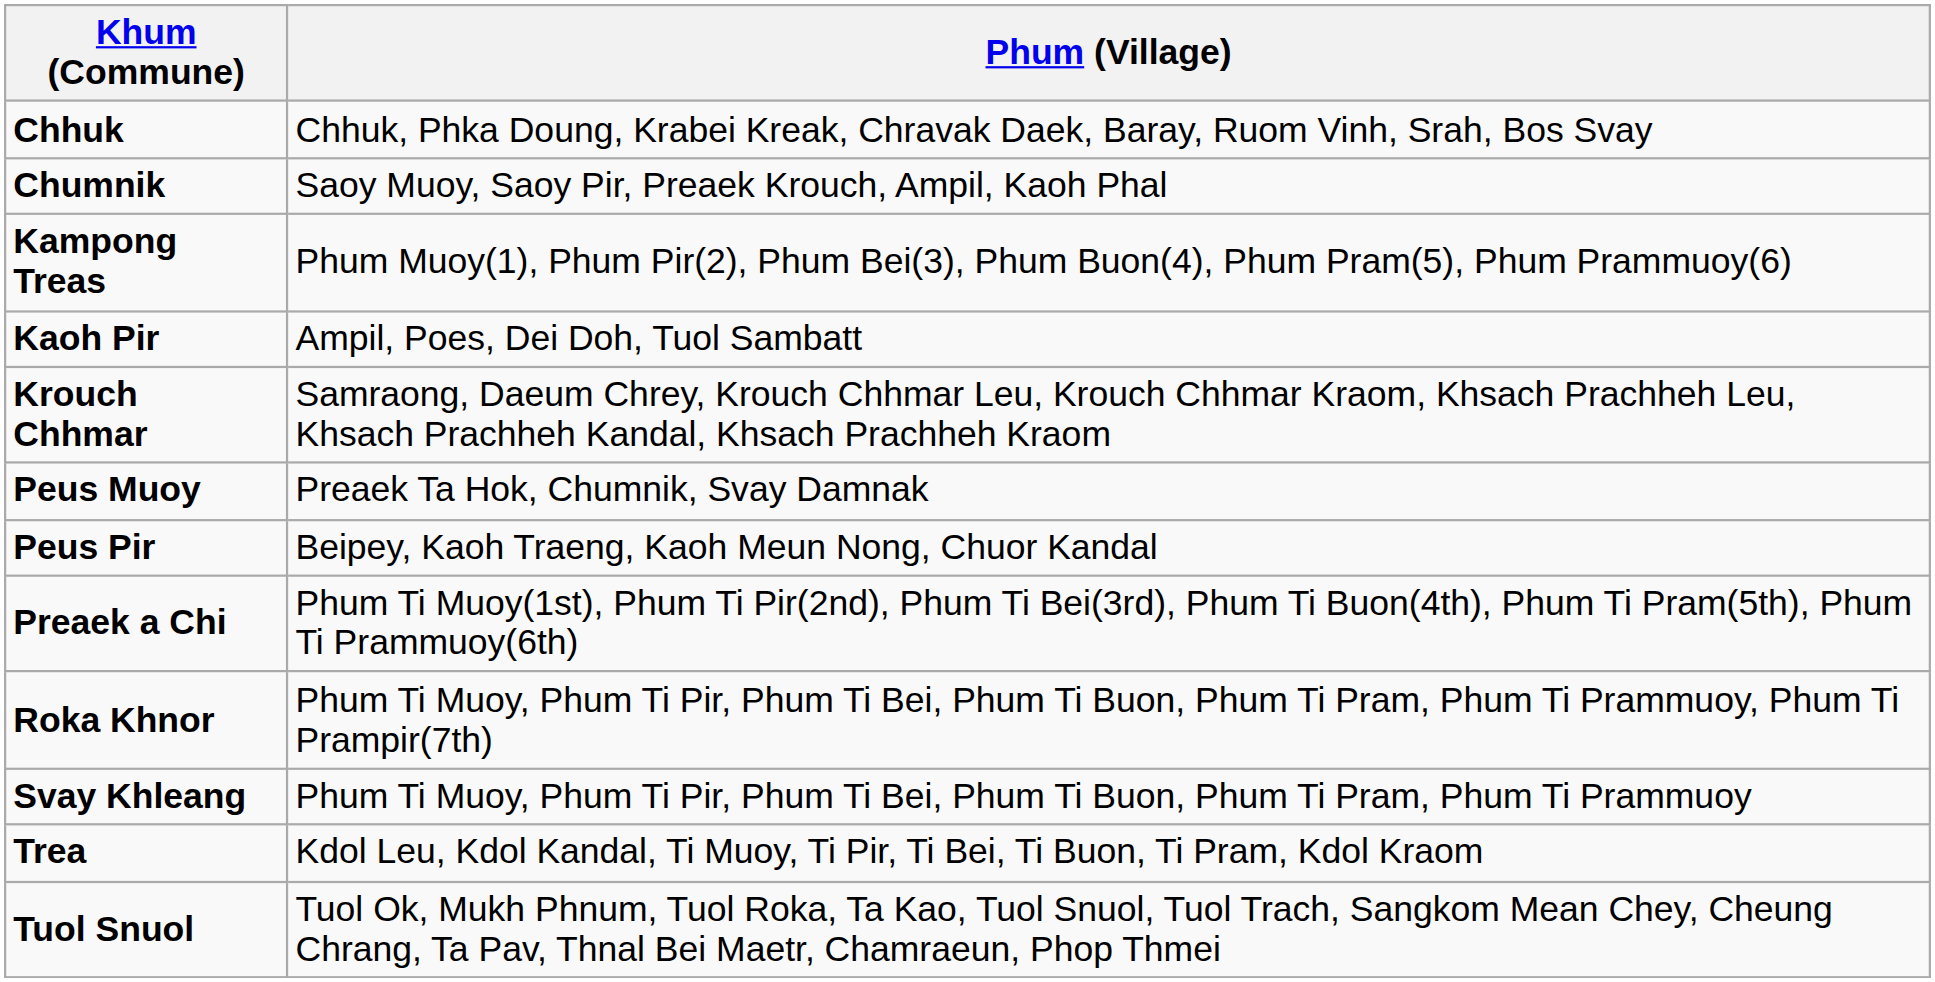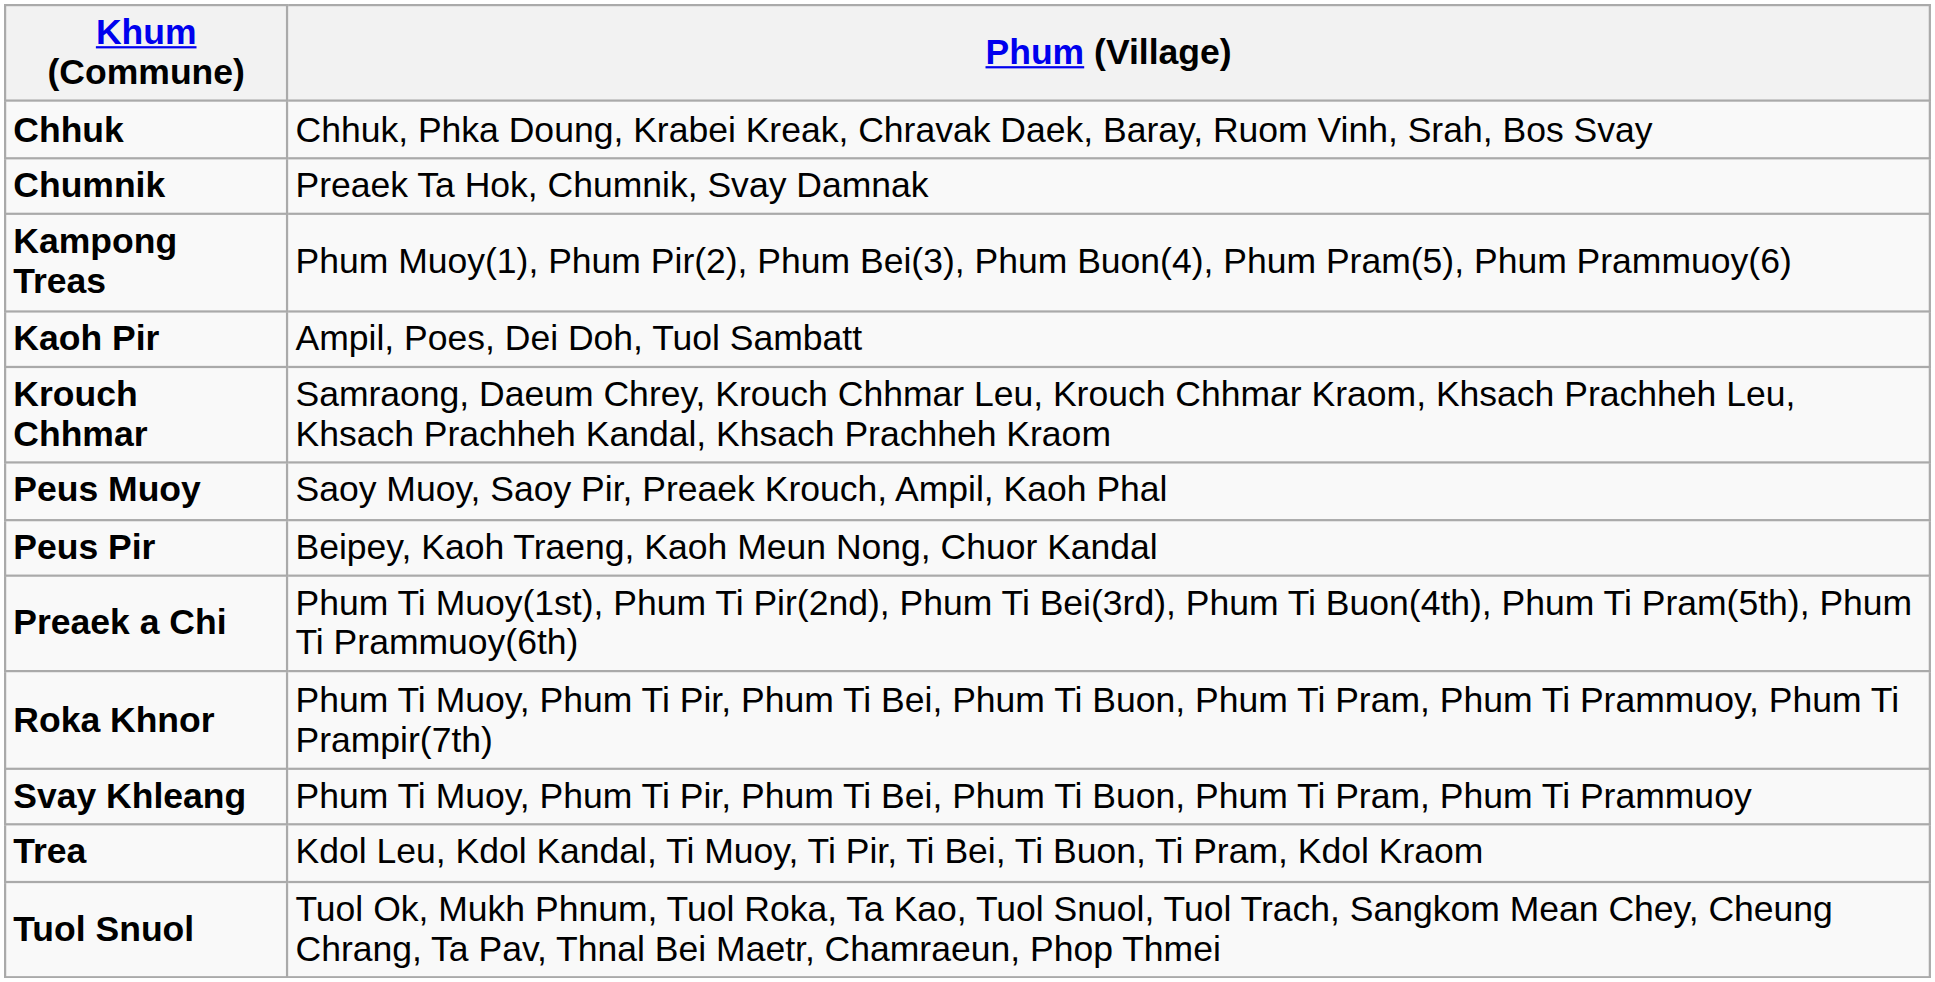(731, 185) Saoy Muoy, Saoy Pir, Preaek Krouch, Ampil, Kaoh Phal -> (612, 185) Preaek Ta Hok, Chumnik, Svay Damnak
(612, 490) Preaek Ta Hok, Chumnik, Svay Damnak -> (731, 490) Saoy Muoy, Saoy Pir, Preaek Krouch, Ampil, Kaoh Phal
